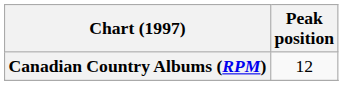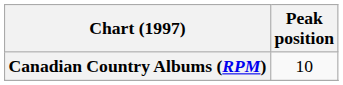(304, 66) 12 -> (304, 66) 10
